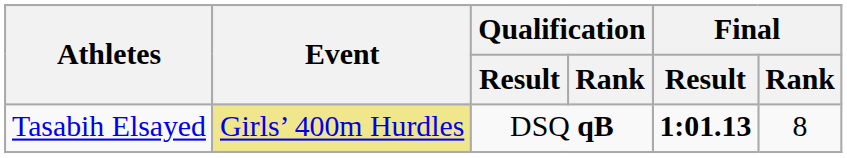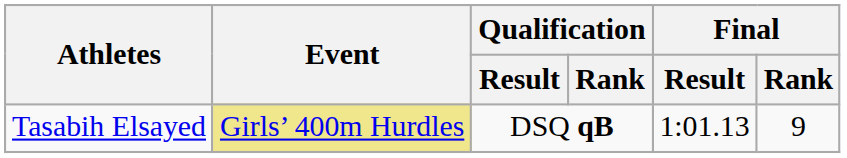(705, 127) bold -> (705, 127) normal
(800, 127) 8 -> (798, 127) 9
